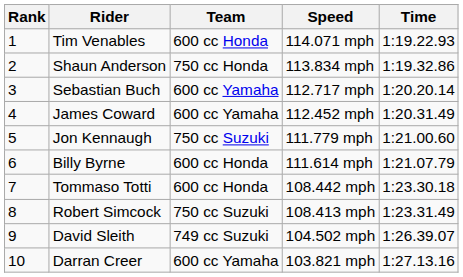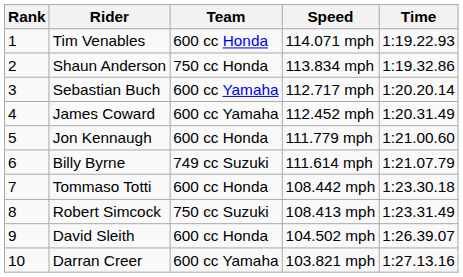(221, 138) 750 cc Suzuki -> (221, 138) 600 cc Honda
(221, 163) 600 cc Honda -> (221, 163) 749 cc Suzuki
(221, 236) 749 cc Suzuki -> (221, 236) 600 cc Honda
